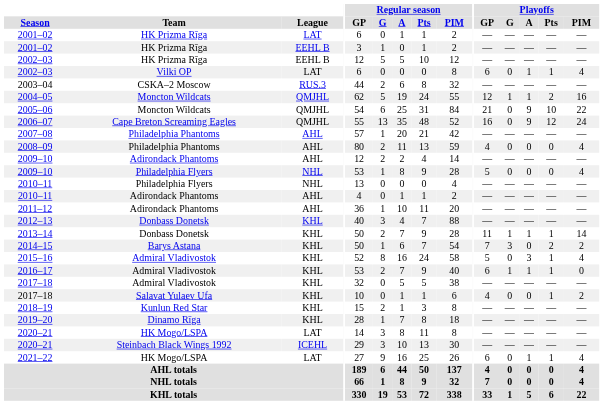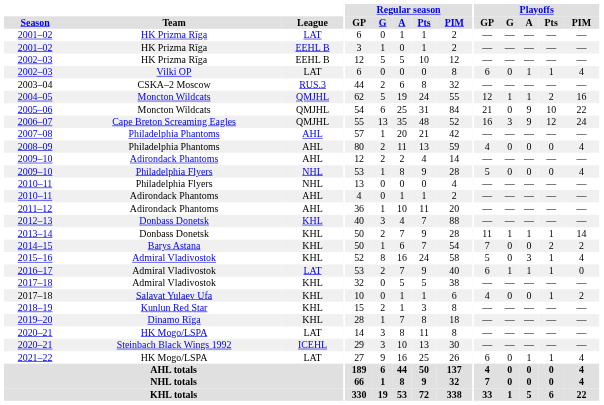(510, 121) 0 -> (510, 121) 3
(510, 245) 3 -> (510, 245) 0
(313, 270) KHL -> (313, 270) LAT
